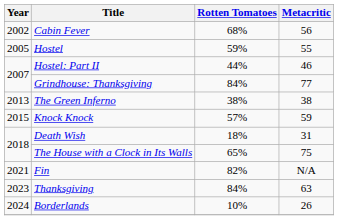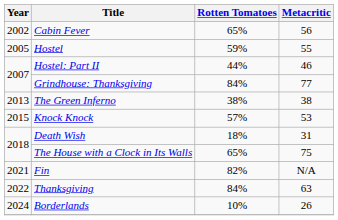(237, 30) 68% -> (237, 30) 65%
(306, 118) 59 -> (306, 118) 53
(18, 188) 2023 -> (18, 188) 2022
